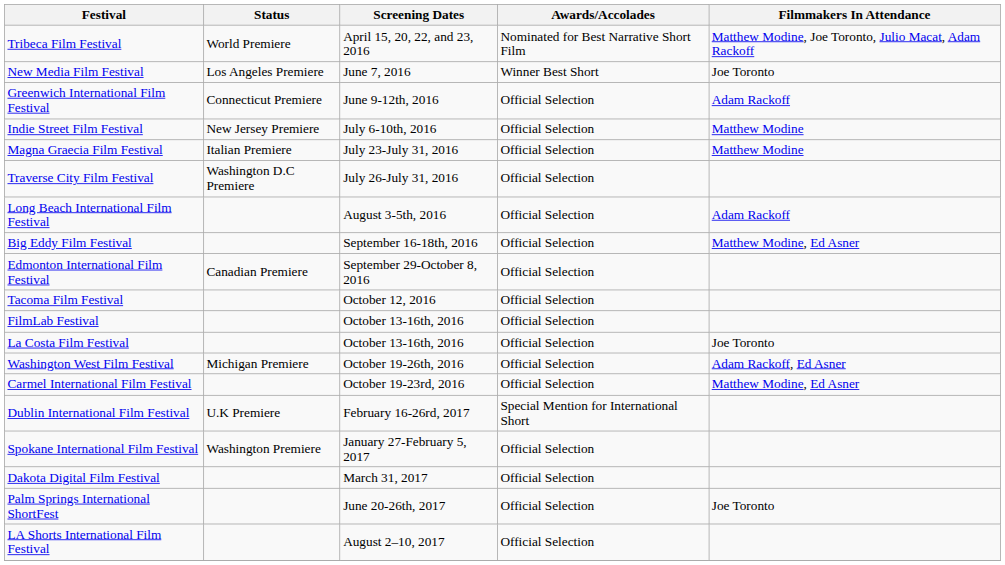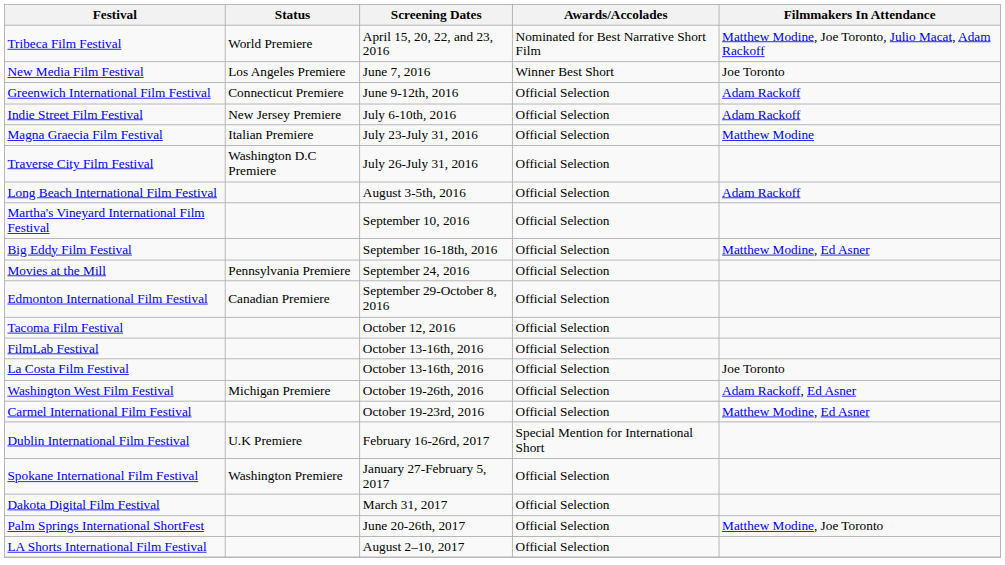(758, 129) Matthew Modine -> (761, 114) Adam Rackoff
+ row: (106, 220)
+ row: (57, 270)
(743, 506) Joe Toronto -> (803, 525) Matthew Modine, Joe Toronto
